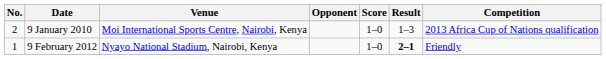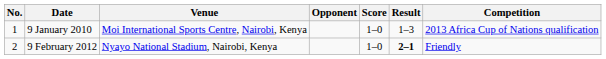(15, 29) 2 -> (15, 29) 1
(15, 46) 1 -> (15, 46) 2
